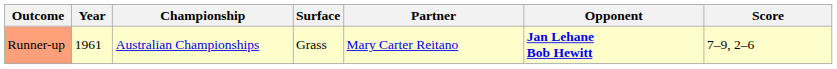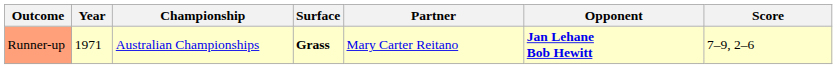(88, 44) 1961 -> (88, 44) 1971
(311, 44) normal -> (313, 44) bold
